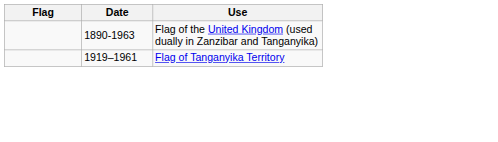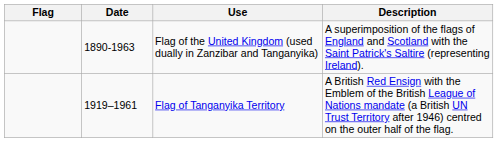+ column: (407, 12)
